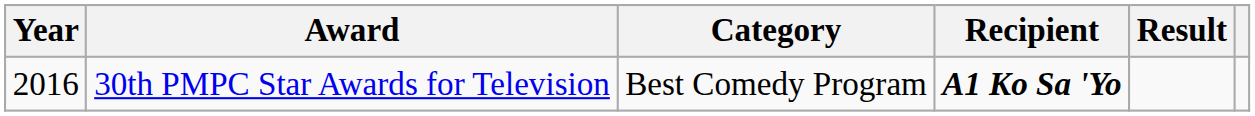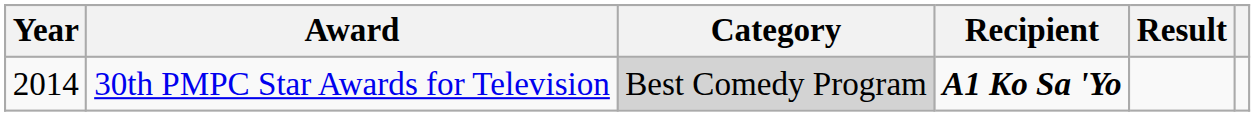(46, 83) 2016 -> (46, 83) 2014
(776, 83) no background -> (776, 83) lightgrey background
